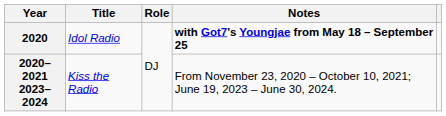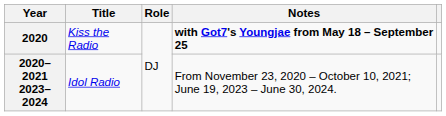(94, 38) Idol Radio -> (89, 38) Kiss the Radio
(89, 82) Kiss the Radio -> (94, 82) Idol Radio
